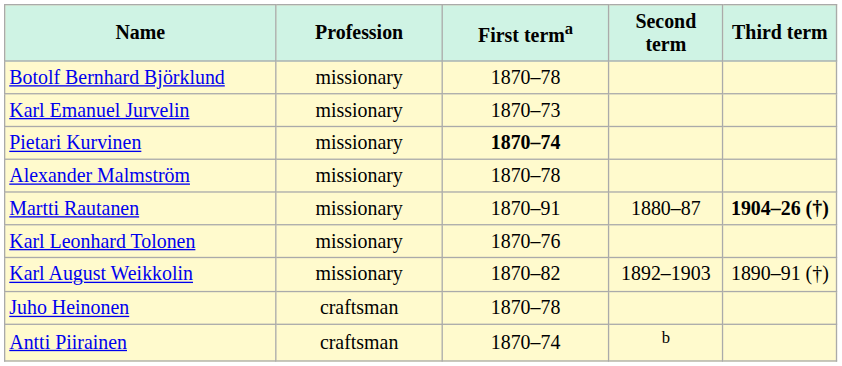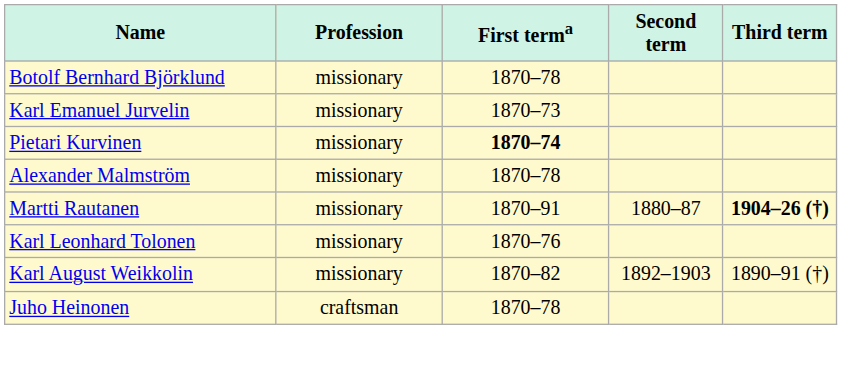- row: (68, 342)
